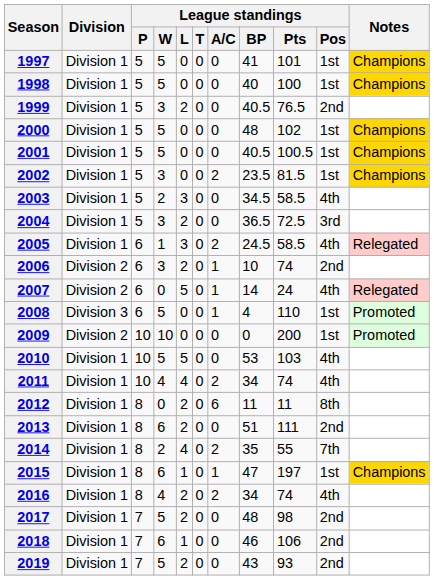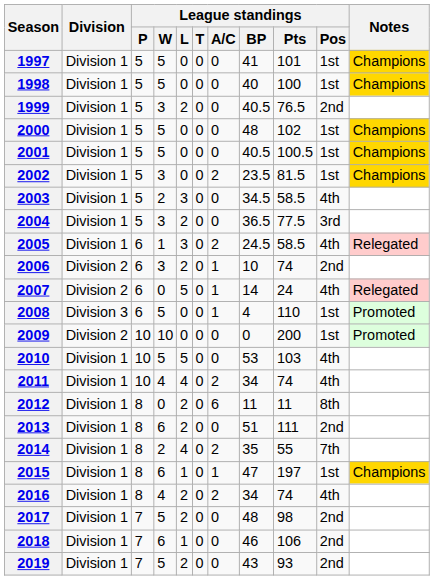(291, 221) 72.5 -> (291, 221) 77.5
